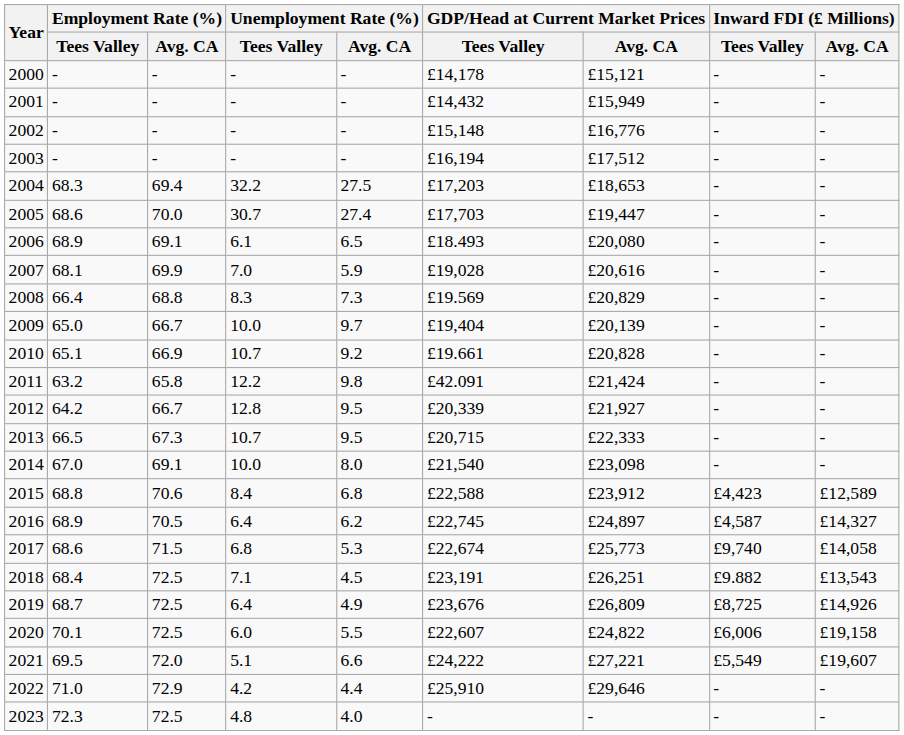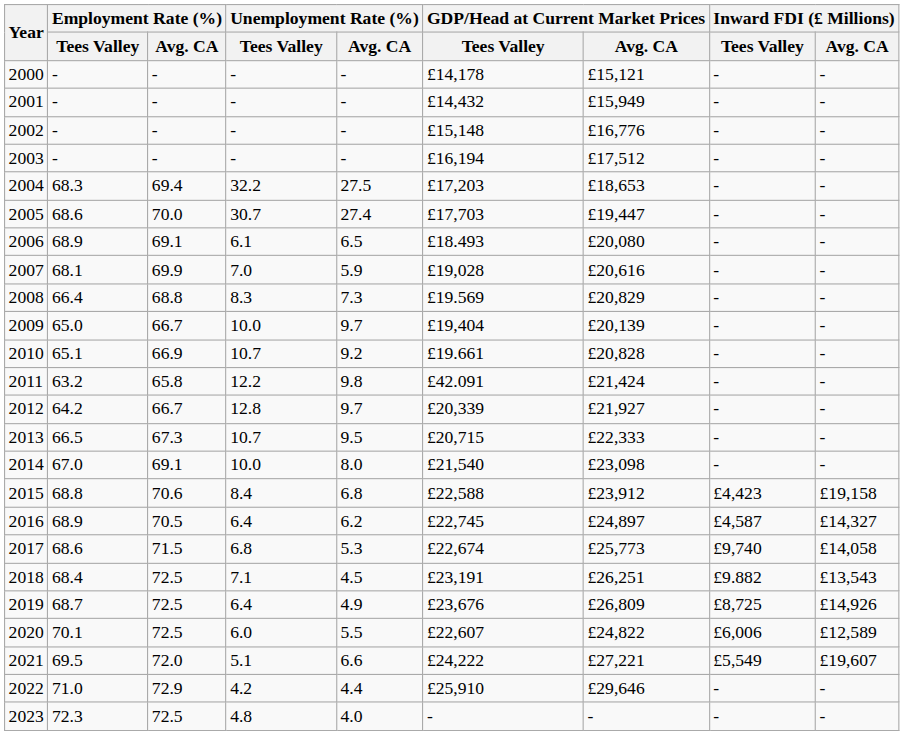(351, 409) 9.5 -> (351, 409) 9.7
(848, 492) £12,589 -> (848, 492) £19,158
(848, 632) £19,158 -> (848, 632) £12,589
